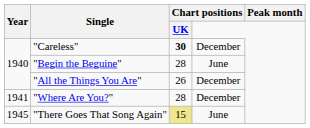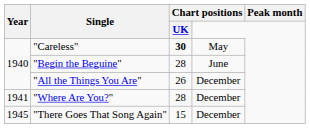(218, 47) December -> (218, 47) May
(181, 115) khaki background -> (181, 115) no background
(218, 115) June -> (218, 115) December
